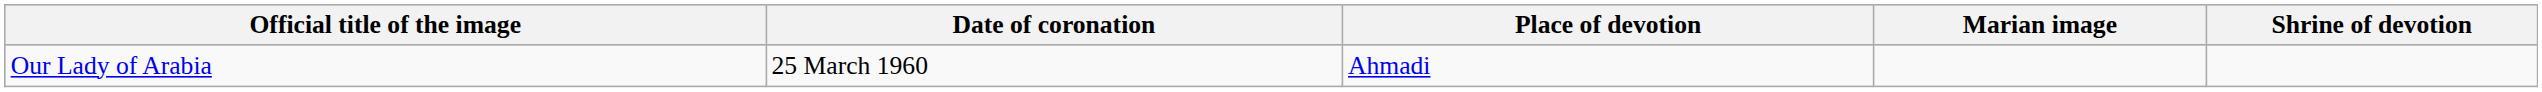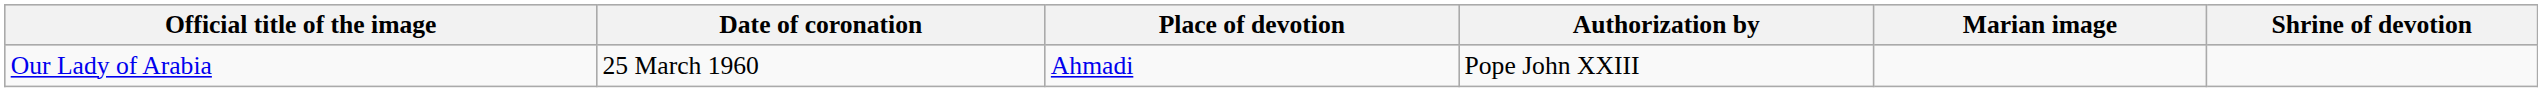+ column: (1666, 24)
